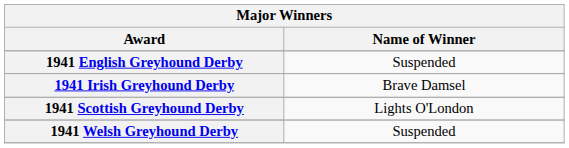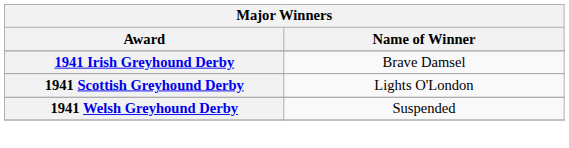- row: (144, 62)
